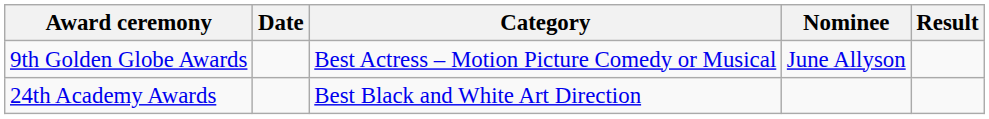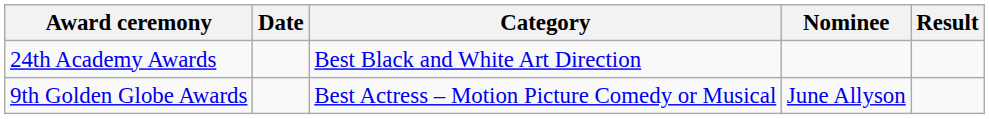rows swapped: (129, 58) <-> (113, 95)
